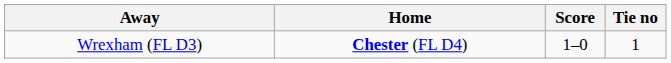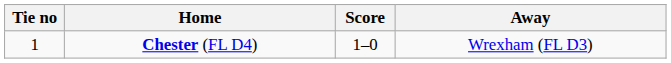columns swapped: (635, 17) <-> (140, 17)
